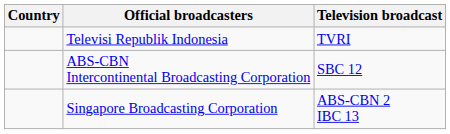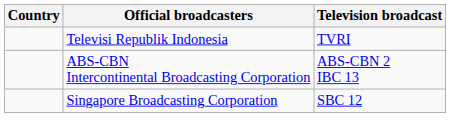(340, 69) SBC 12 -> (354, 69) ABS-CBN 2 IBC 13
(354, 108) ABS-CBN 2 IBC 13 -> (340, 100) SBC 12
